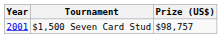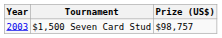(17, 26) 2001 -> (17, 26) 2003
